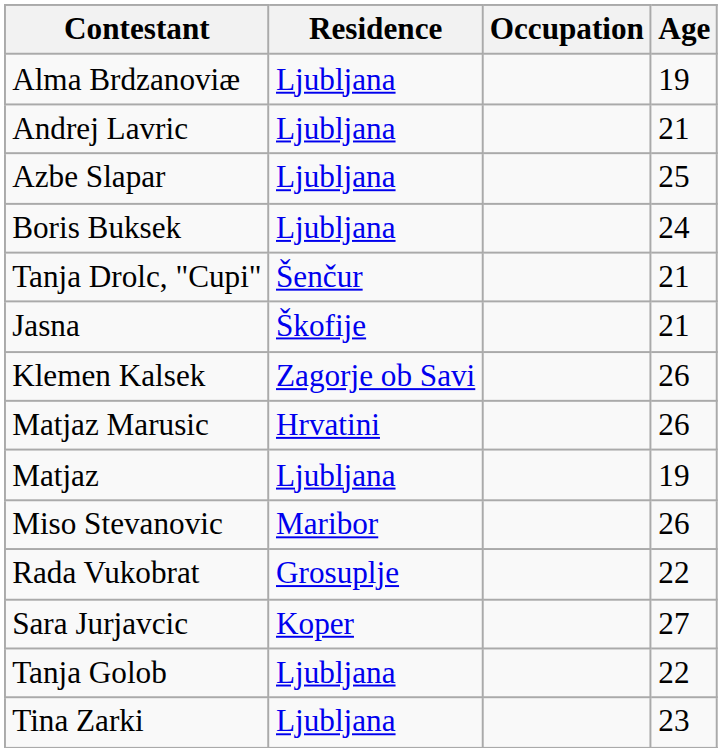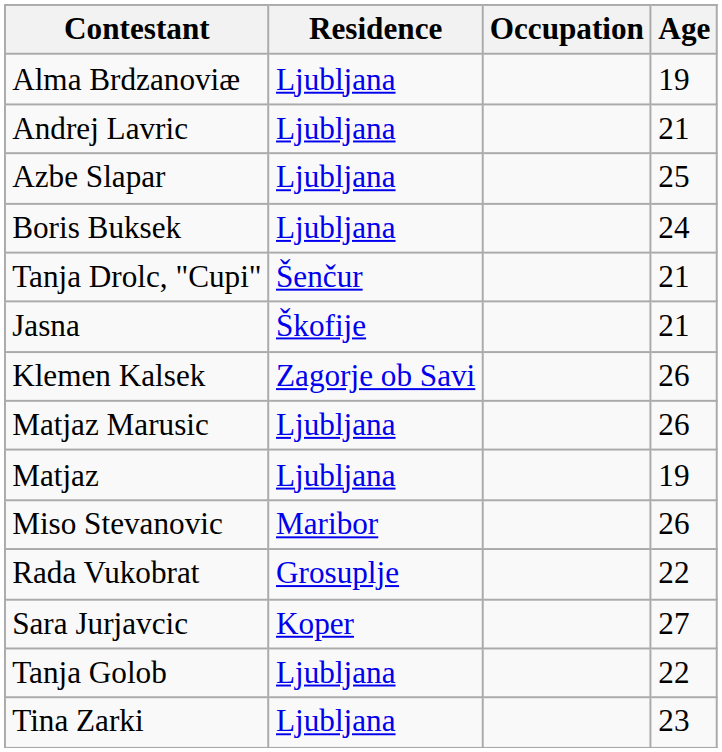(328, 425) Hrvatini -> (336, 425) Ljubljana
